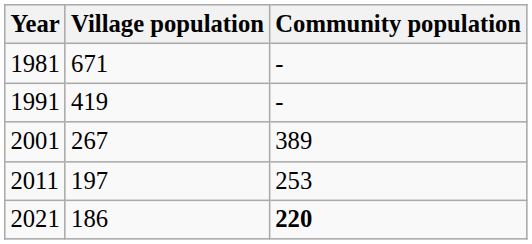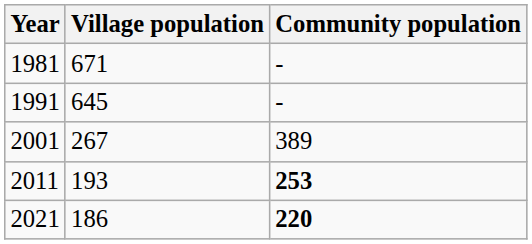(90, 102) 419 -> (90, 102) 645
(90, 180) 197 -> (90, 180) 193
(294, 180) normal -> (294, 180) bold
